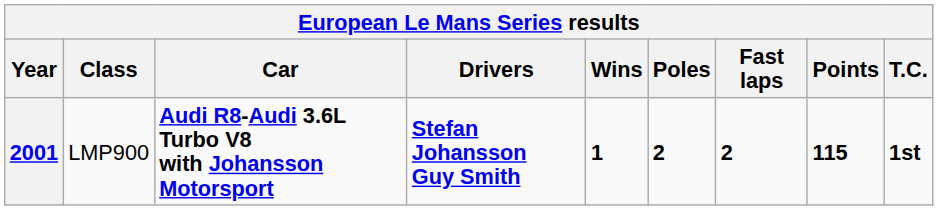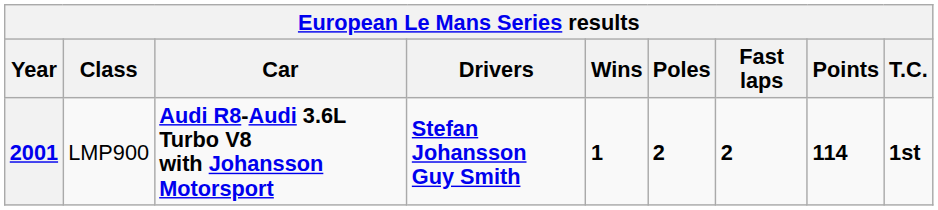(830, 152) 115 -> (830, 152) 114
